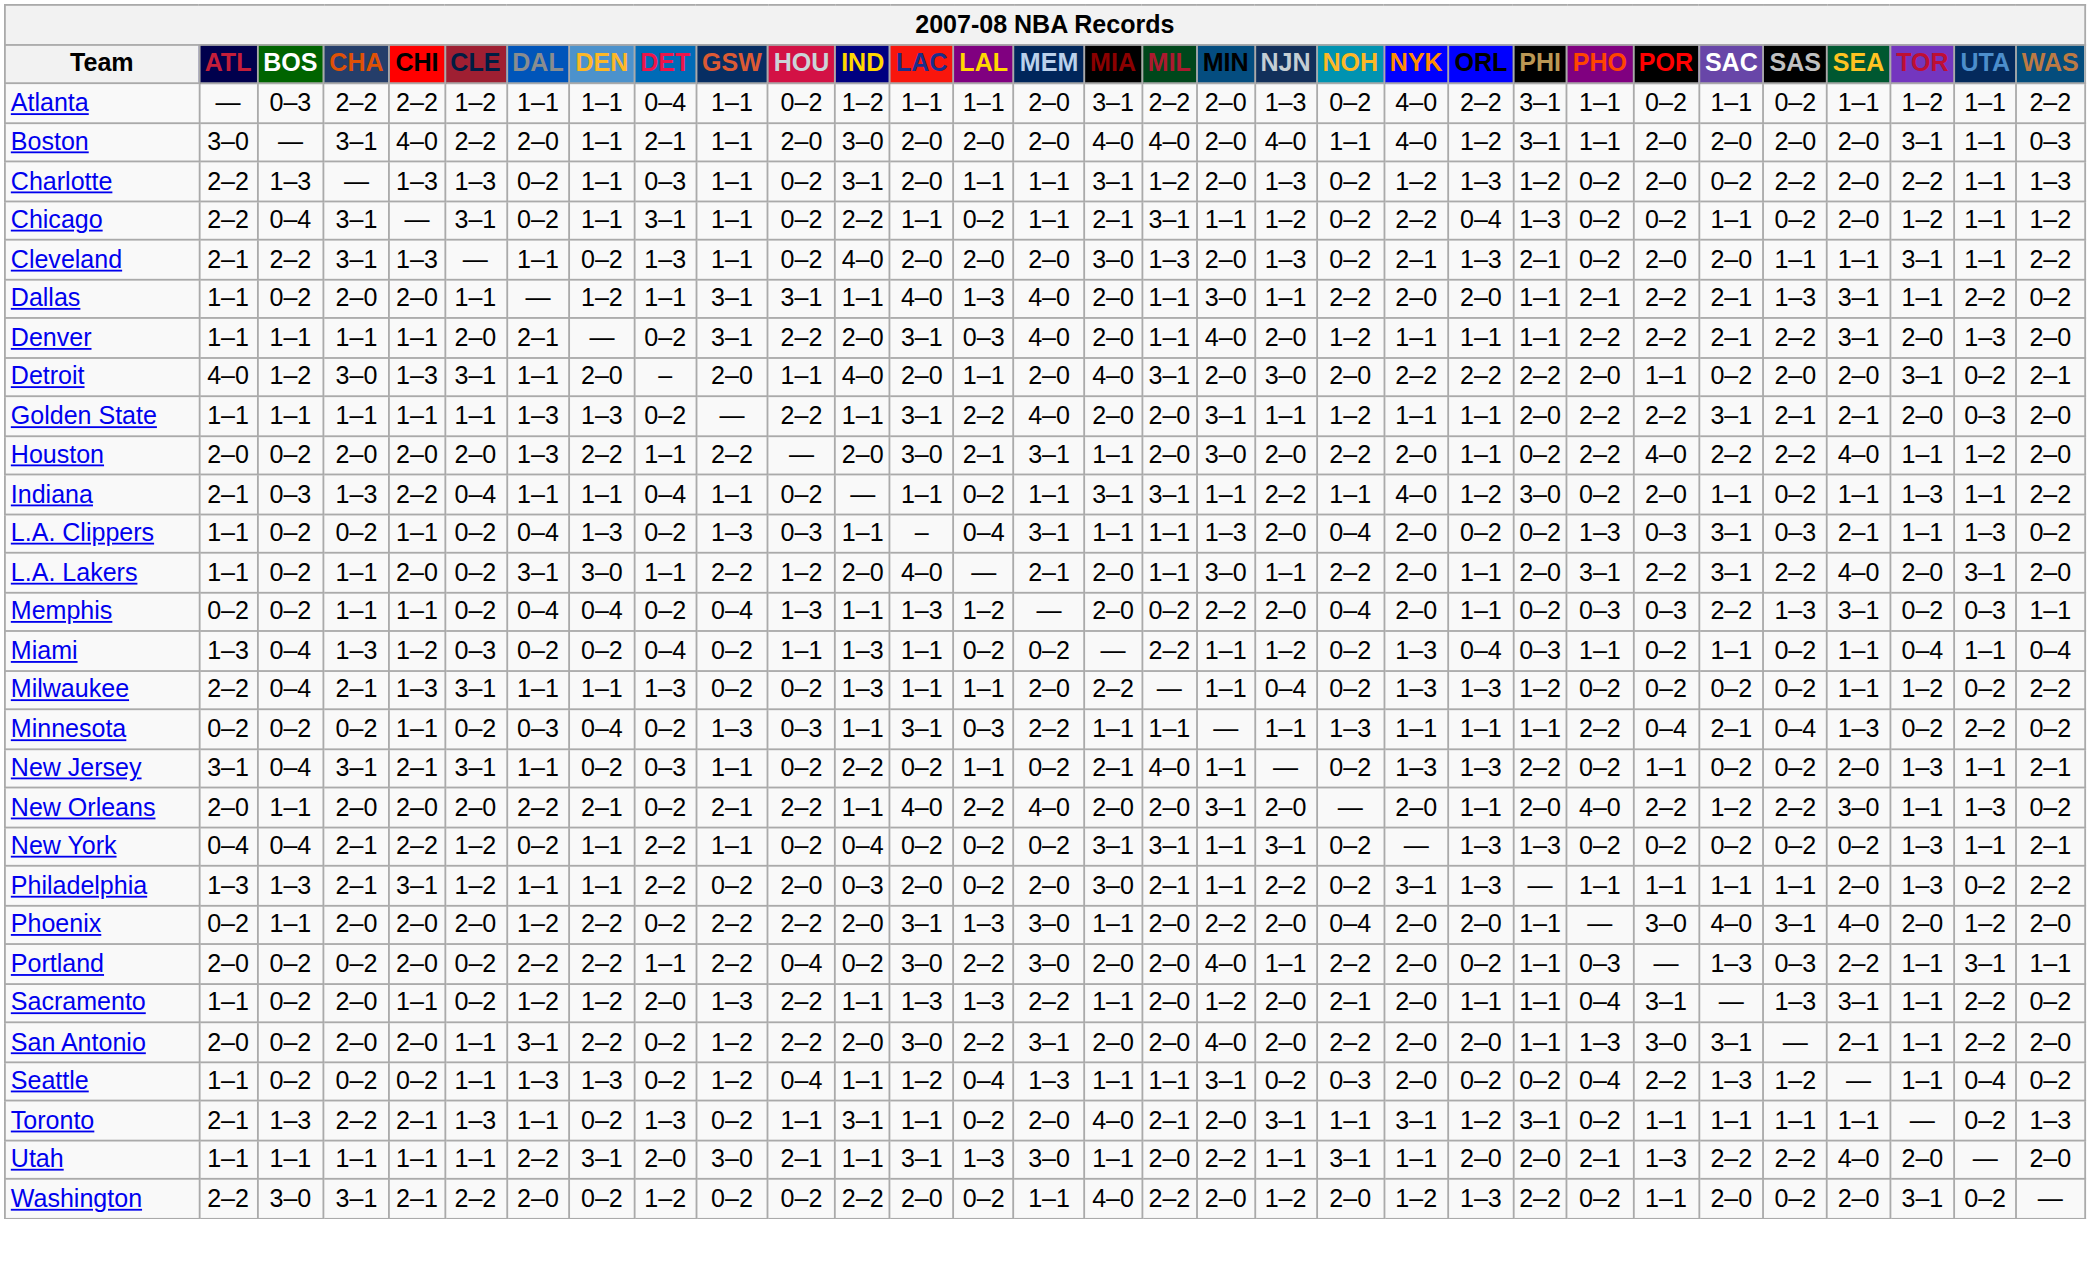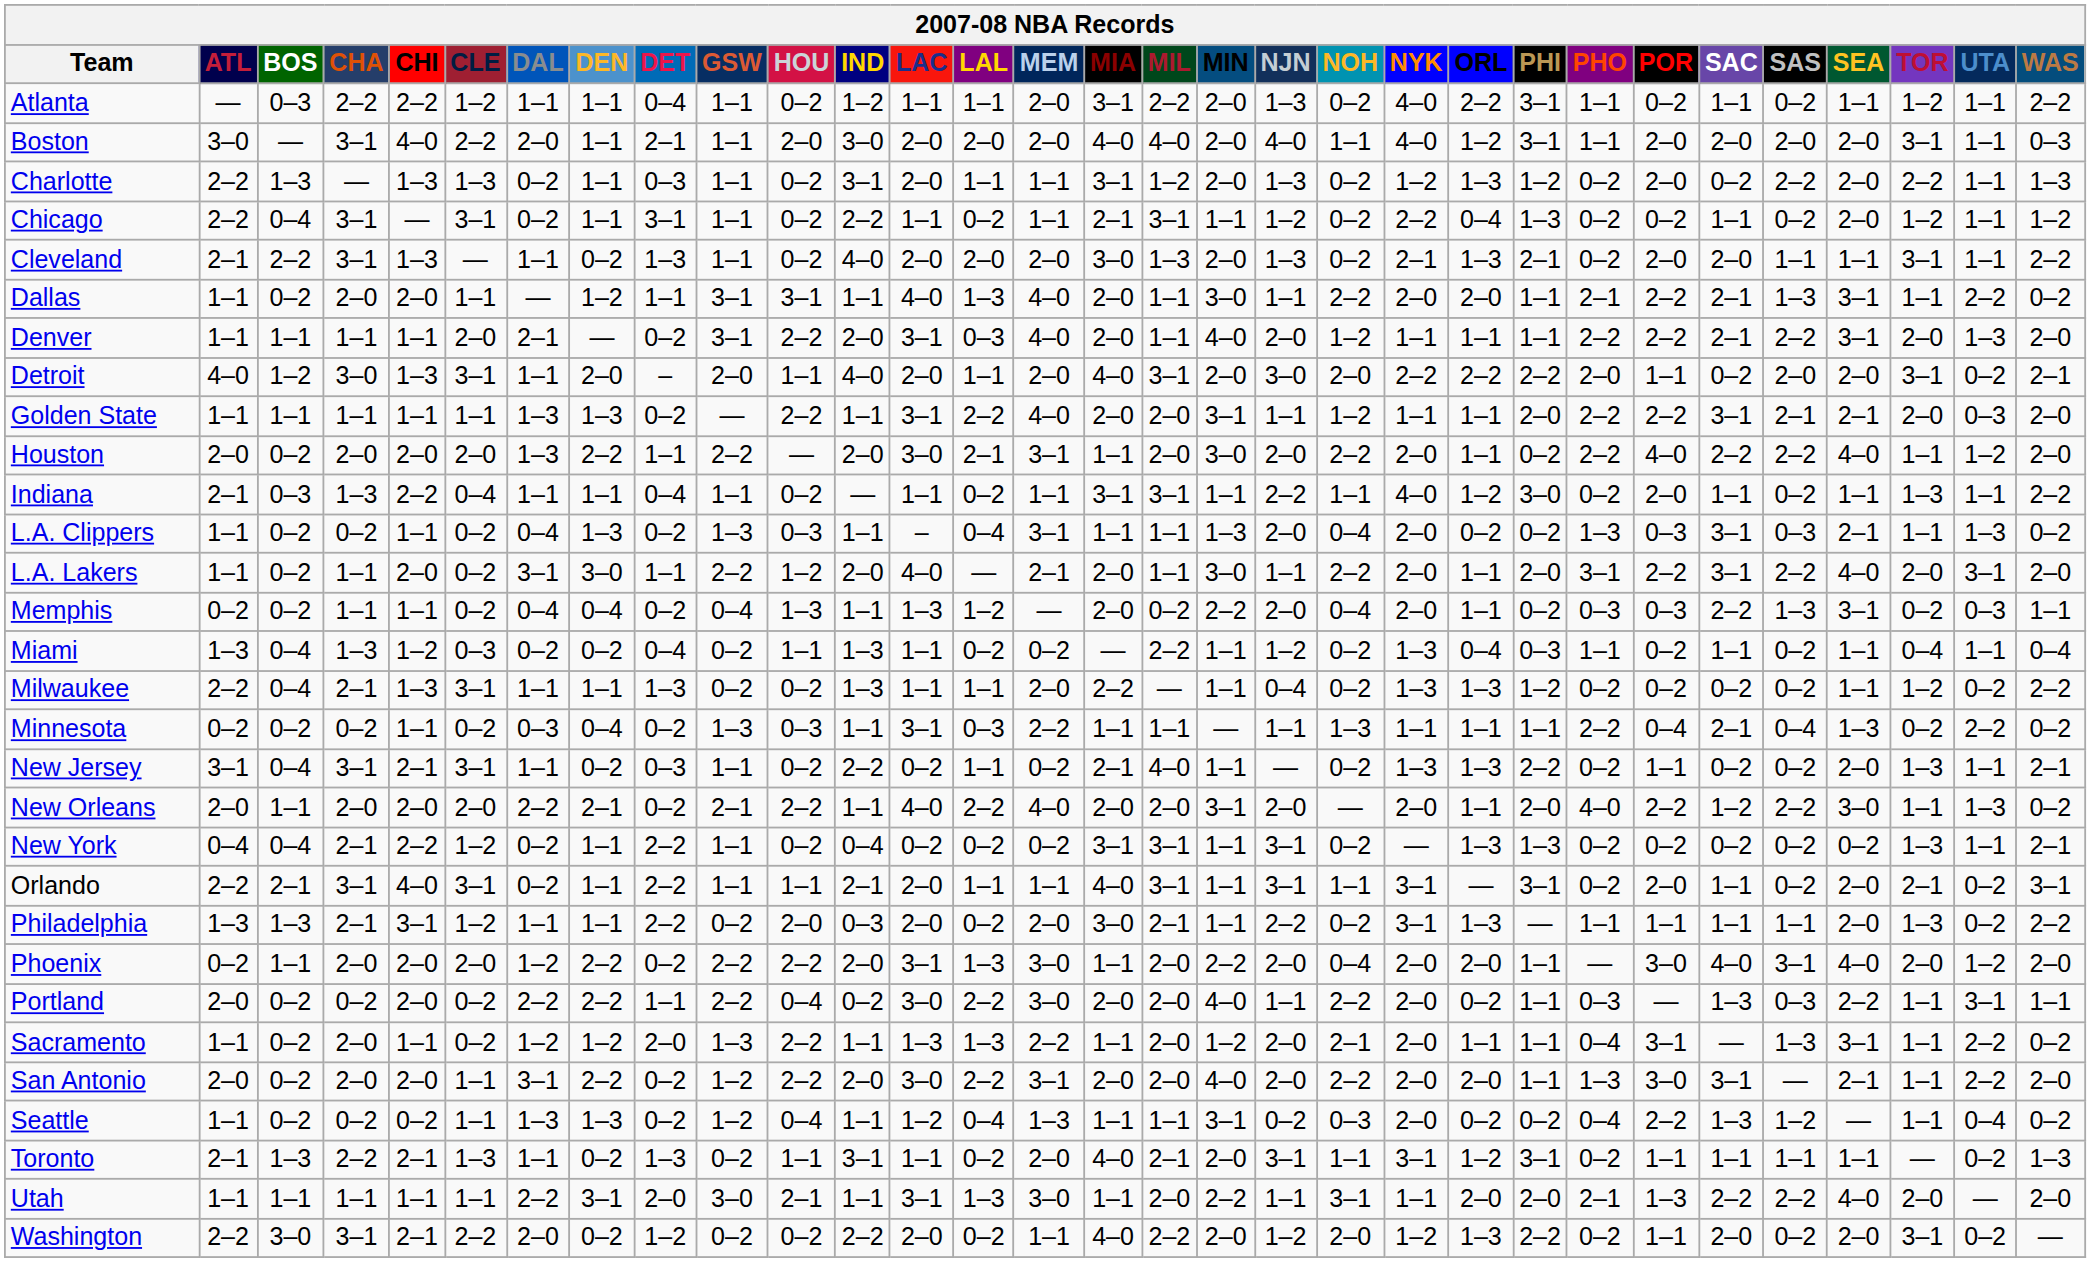+ row: (55, 885)
